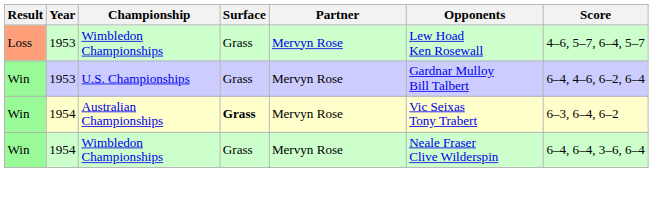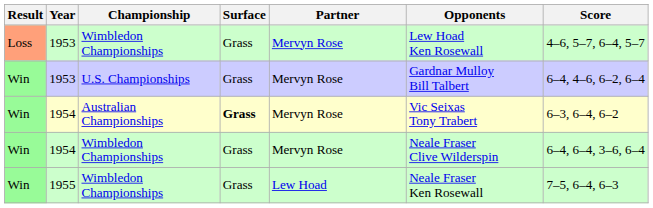+ row: (62, 185)
